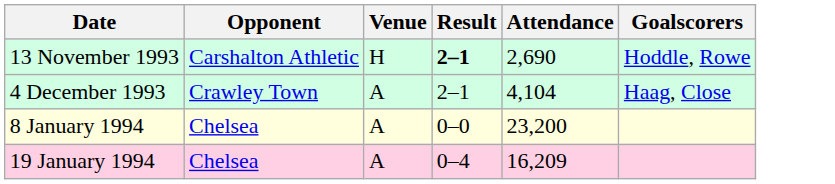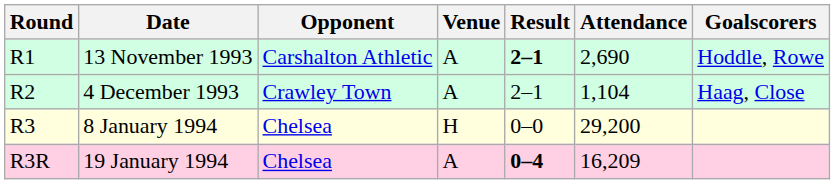+ column: (41, 21)
(377, 56) H -> (450, 56) A
(531, 91) 4,104 -> (605, 91) 1,104
(377, 126) A -> (450, 126) H
(537, 126) 23,200 -> (610, 126) 29,200
(453, 160) normal -> (527, 160) bold
